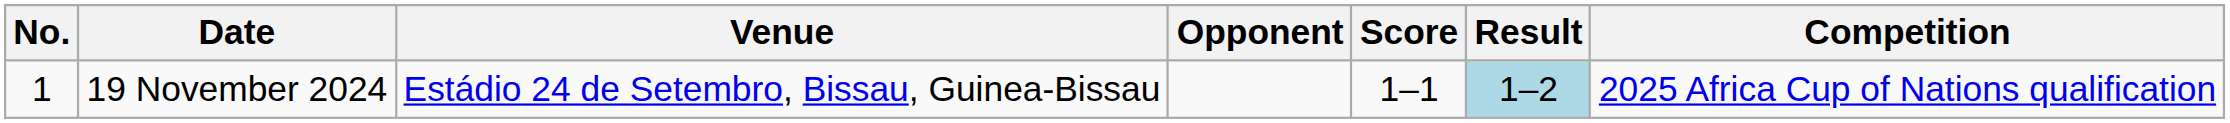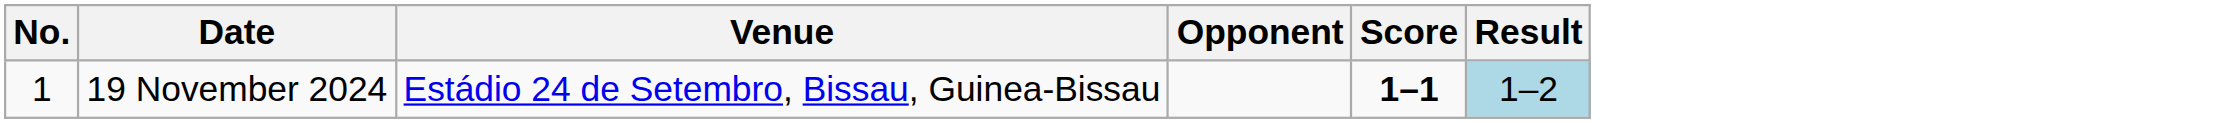- column: (1907, 32)
(1409, 88) normal -> (1409, 88) bold
